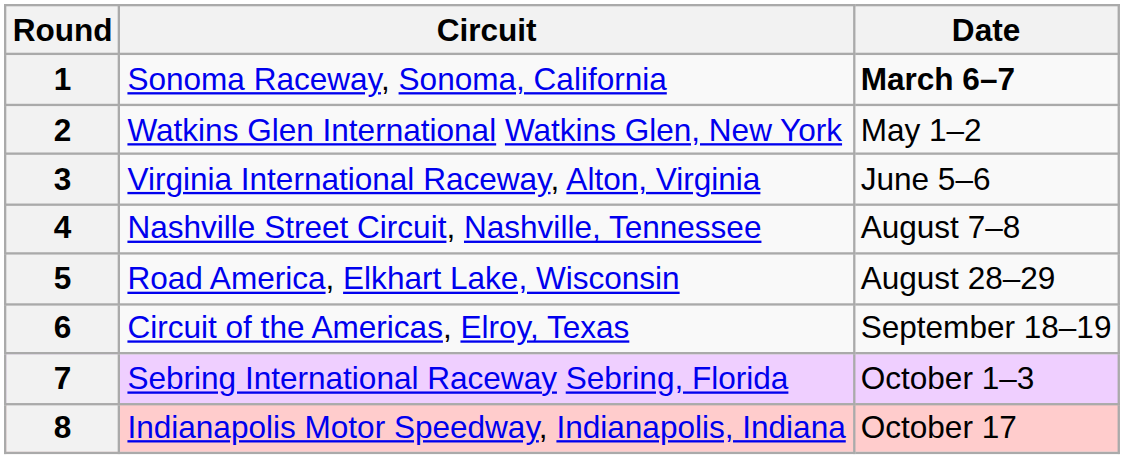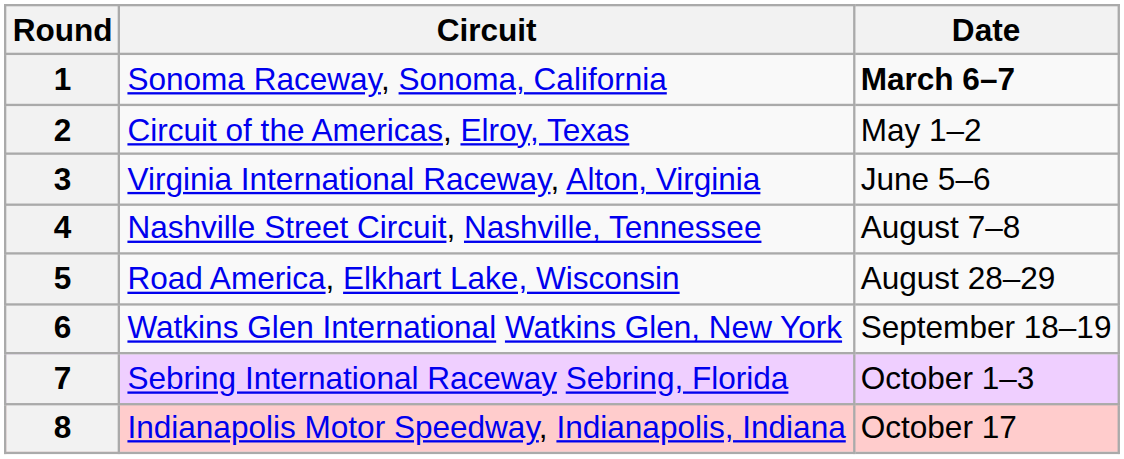(485, 129) Watkins Glen International Watkins Glen, New York -> (378, 129) Circuit of the Americas, Elroy, Texas
(378, 328) Circuit of the Americas, Elroy, Texas -> (485, 328) Watkins Glen International Watkins Glen, New York
